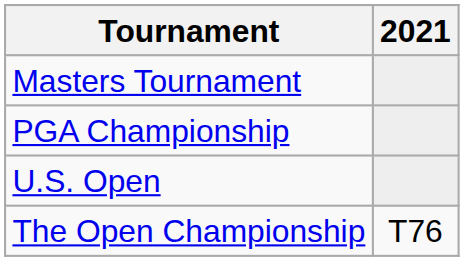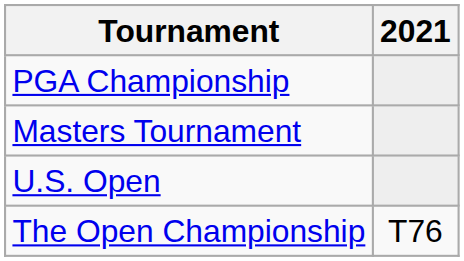rows swapped: (157, 81) <-> (151, 131)
